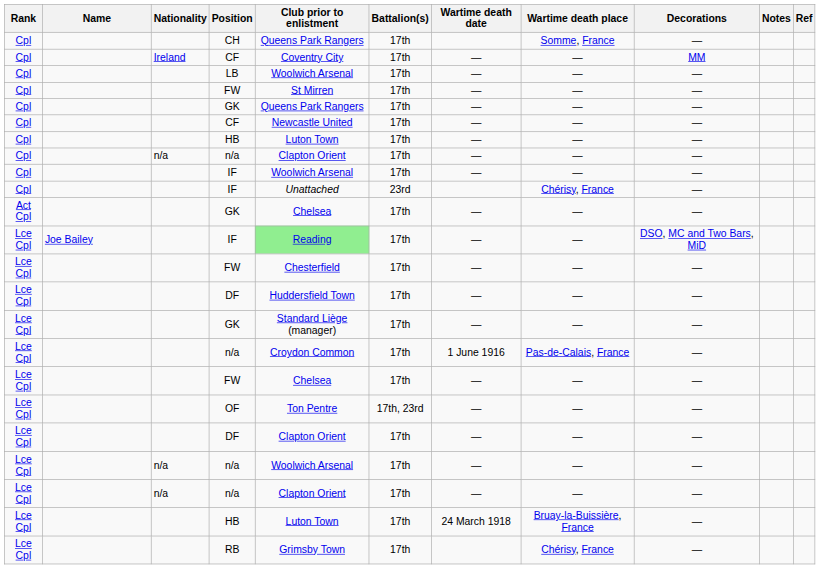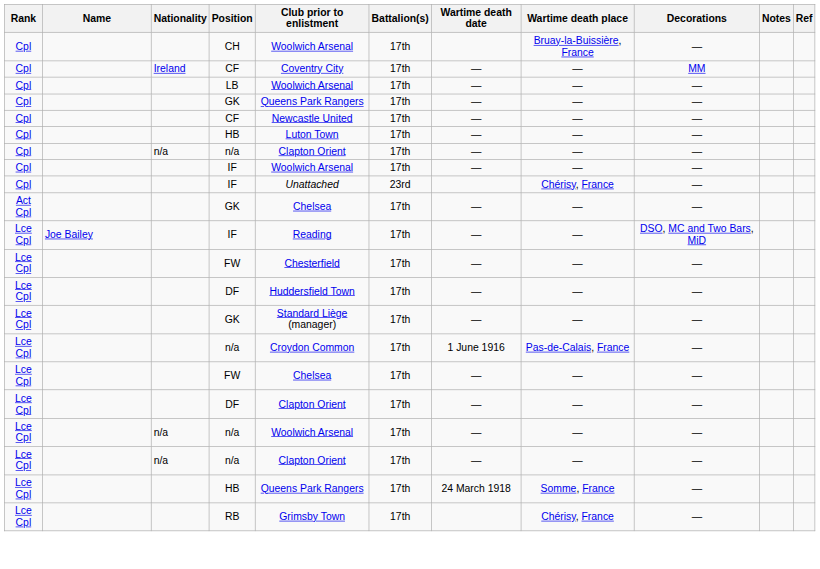(312, 40) Queens Park Rangers -> (312, 46) Woolwich Arsenal
(578, 40) Somme, France -> (578, 46) Bruay-la-Buissière, France
- row: (23, 90)
(312, 239) lightgreen background -> (312, 235) no background
- row: (23, 409)
(312, 521) Luton Town -> (312, 488) Queens Park Rangers
(578, 521) Bruay-la-Buissière, France -> (578, 488) Somme, France
